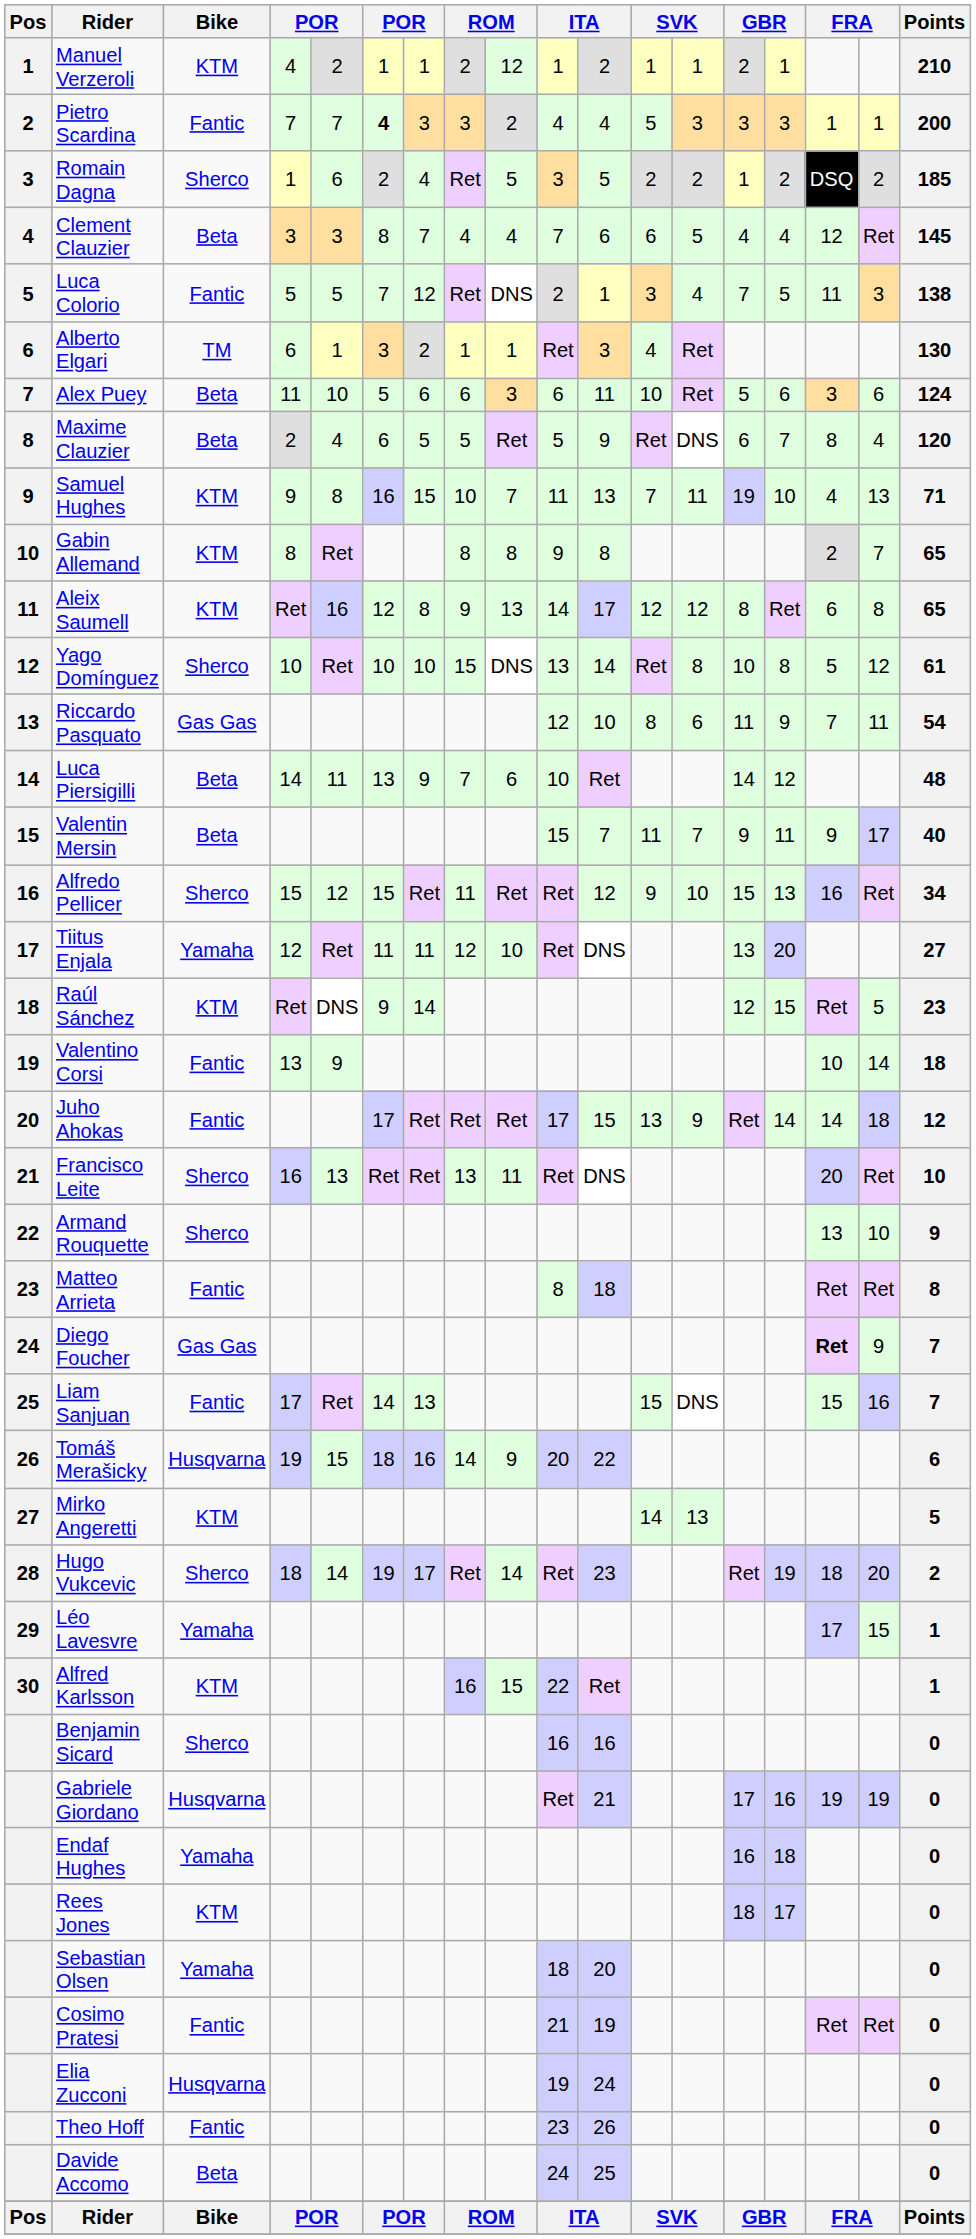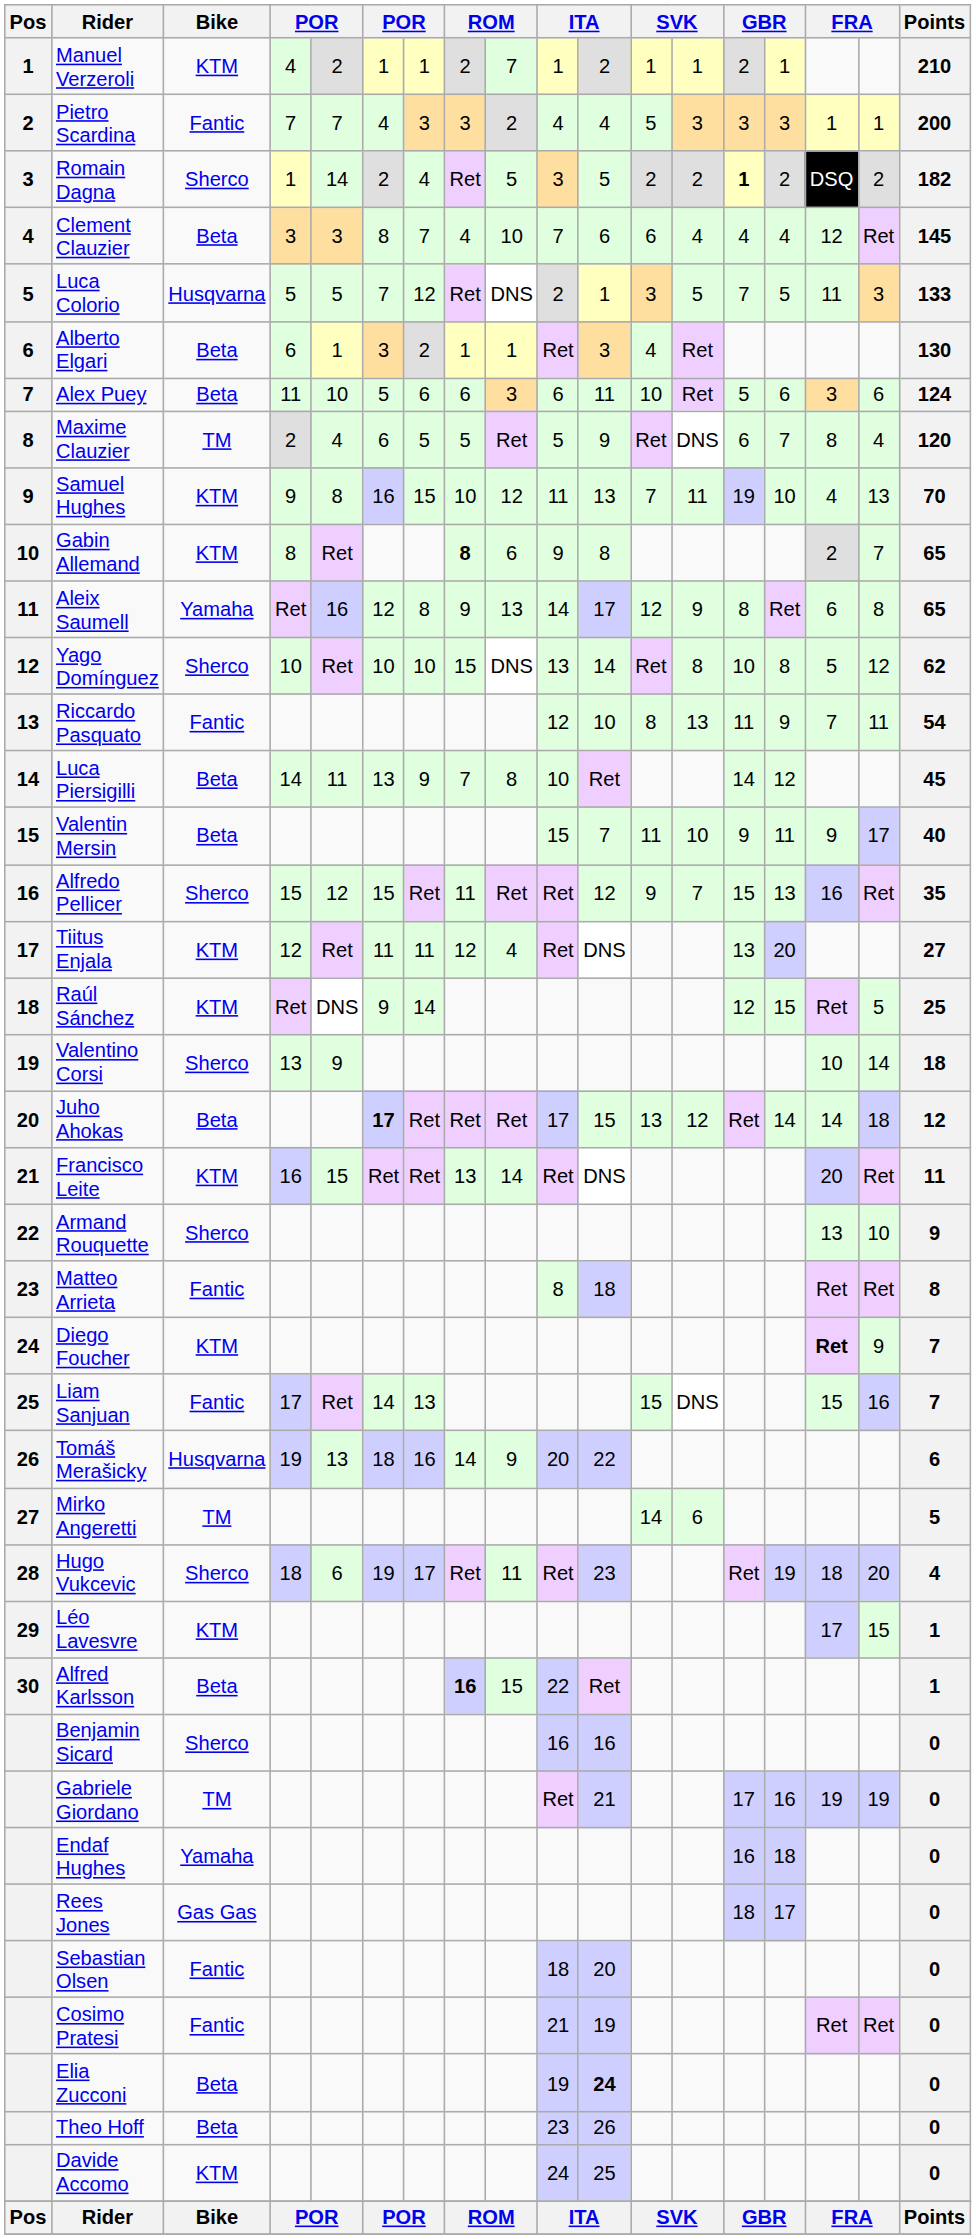(512, 66) 12 -> (512, 66) 7
(384, 123) bold -> (384, 123) normal
(337, 179) 6 -> (337, 179) 14
(744, 179) normal -> (744, 179) bold
(934, 179) 185 -> (934, 179) 182
(512, 236) 4 -> (512, 236) 10
(697, 236) 5 -> (697, 236) 4
(217, 293) Fantic -> (217, 293) Husqvarna
(697, 293) 4 -> (697, 293) 5
(934, 293) 138 -> (934, 293) 133
(217, 349) TM -> (217, 349) Beta
(217, 439) Beta -> (217, 439) TM
(512, 496) 7 -> (512, 496) 12
(934, 496) 71 -> (934, 496) 70
(465, 552) normal -> (465, 552) bold
(512, 552) 8 -> (512, 552) 6
(217, 609) KTM -> (217, 609) Yamaha
(697, 609) 12 -> (697, 609) 9
(934, 666) 61 -> (934, 666) 62
(217, 722) Gas Gas -> (217, 722) Fantic
(697, 722) 6 -> (697, 722) 13
(512, 779) 6 -> (512, 779) 8
(934, 779) 48 -> (934, 779) 45
(697, 836) 7 -> (697, 836) 10
(697, 892) 10 -> (697, 892) 7
(934, 892) 34 -> (934, 892) 35
(217, 949) Yamaha -> (217, 949) KTM
(512, 949) 10 -> (512, 949) 4
(934, 1006) 23 -> (934, 1006) 25
(217, 1062) Fantic -> (217, 1062) Sherco
(217, 1119) Fantic -> (217, 1119) Beta
(384, 1119) normal -> (384, 1119) bold
(697, 1119) 9 -> (697, 1119) 12
(217, 1176) Sherco -> (217, 1176) KTM
(337, 1176) 13 -> (337, 1176) 15
(512, 1176) 11 -> (512, 1176) 14
(934, 1176) 10 -> (934, 1176) 11
(217, 1346) Gas Gas -> (217, 1346) KTM
(337, 1459) 15 -> (337, 1459) 13
(217, 1516) KTM -> (217, 1516) TM
(697, 1516) 13 -> (697, 1516) 6
(337, 1572) 14 -> (337, 1572) 6
(512, 1572) 14 -> (512, 1572) 11
(934, 1572) 2 -> (934, 1572) 4
(217, 1629) Yamaha -> (217, 1629) KTM
(217, 1686) KTM -> (217, 1686) Beta
(465, 1686) normal -> (465, 1686) bold
(217, 1799) Husqvarna -> (217, 1799) TM
(217, 1912) KTM -> (217, 1912) Gas Gas
(217, 1969) Yamaha -> (217, 1969) Fantic
(217, 2083) Husqvarna -> (217, 2083) Beta
(604, 2083) normal -> (604, 2083) bold
(217, 2127) Fantic -> (217, 2127) Beta
(217, 2172) Beta -> (217, 2172) KTM
